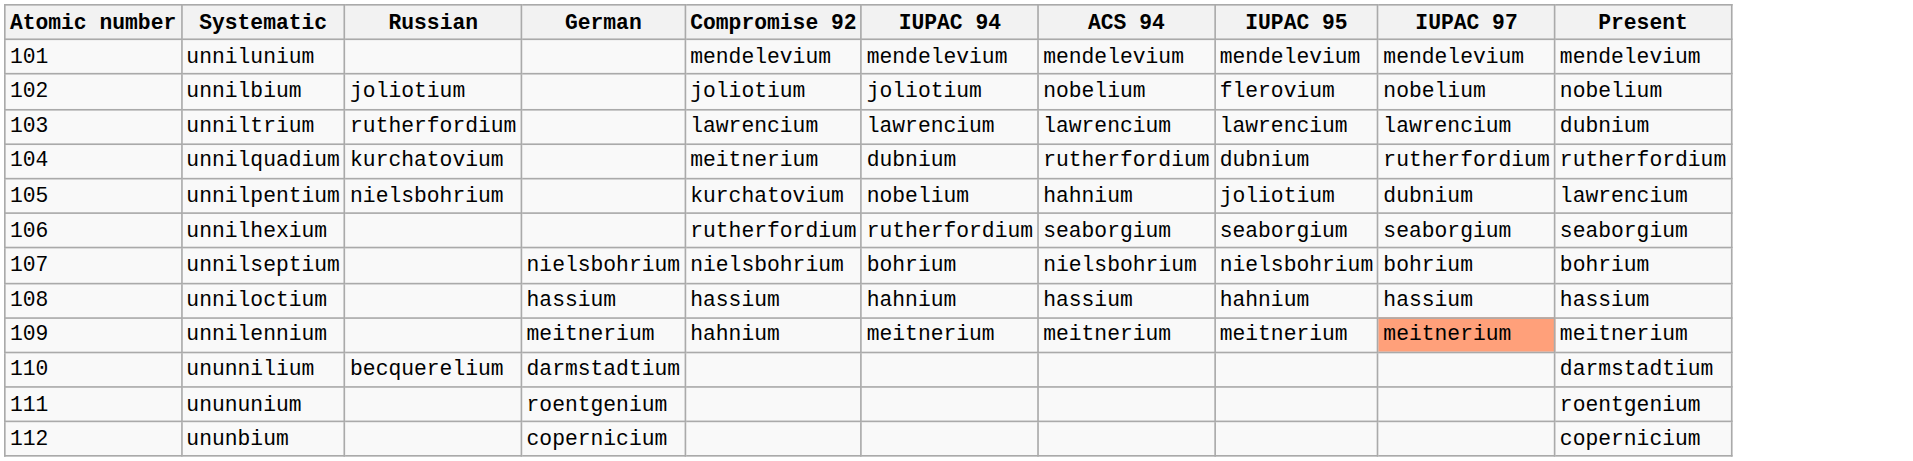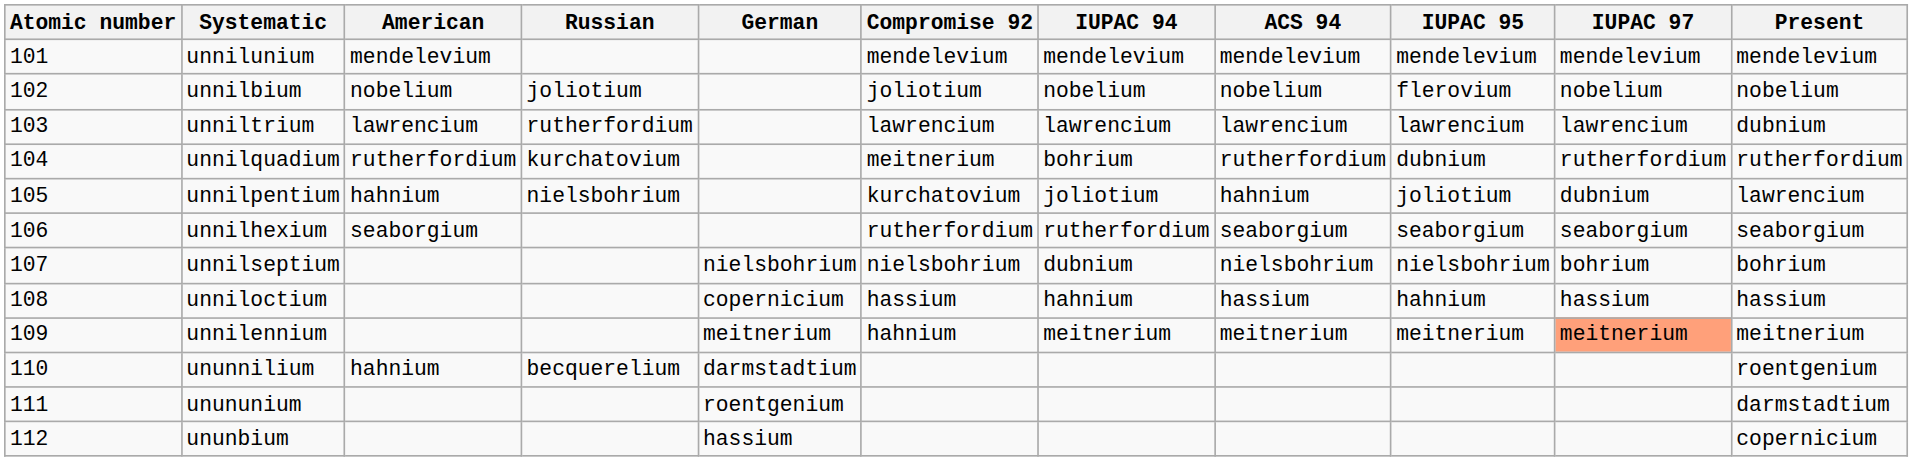+ column: (433, 22)
(924, 92) joliotium -> (1094, 92) nobelium
(911, 161) dubnium -> (1088, 161) bohrium
(918, 196) nobelium -> (1101, 196) joliotium
(911, 265) bohrium -> (1088, 265) dubnium
(571, 300) hassium -> (773, 300) copernicium
(1637, 370) darmstadtium -> (1807, 370) roentgenium
(1630, 404) roentgenium -> (1813, 404) darmstadtium
(597, 439) copernicium -> (748, 439) hassium
